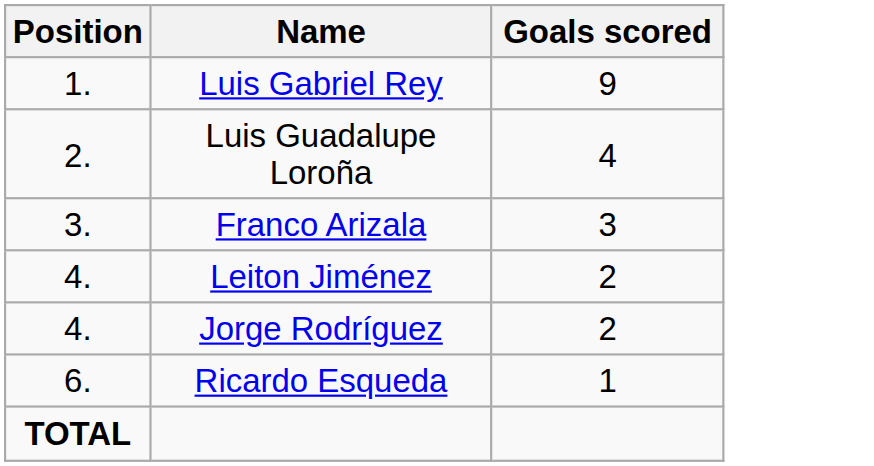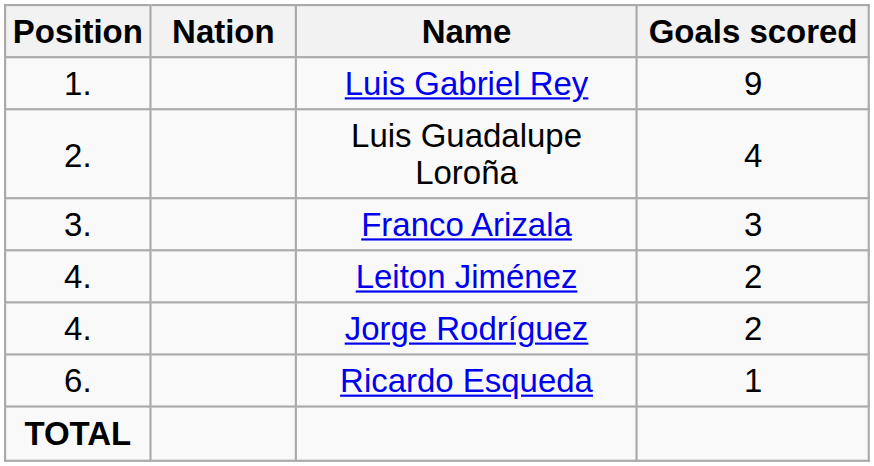+ column: (223, 31)
